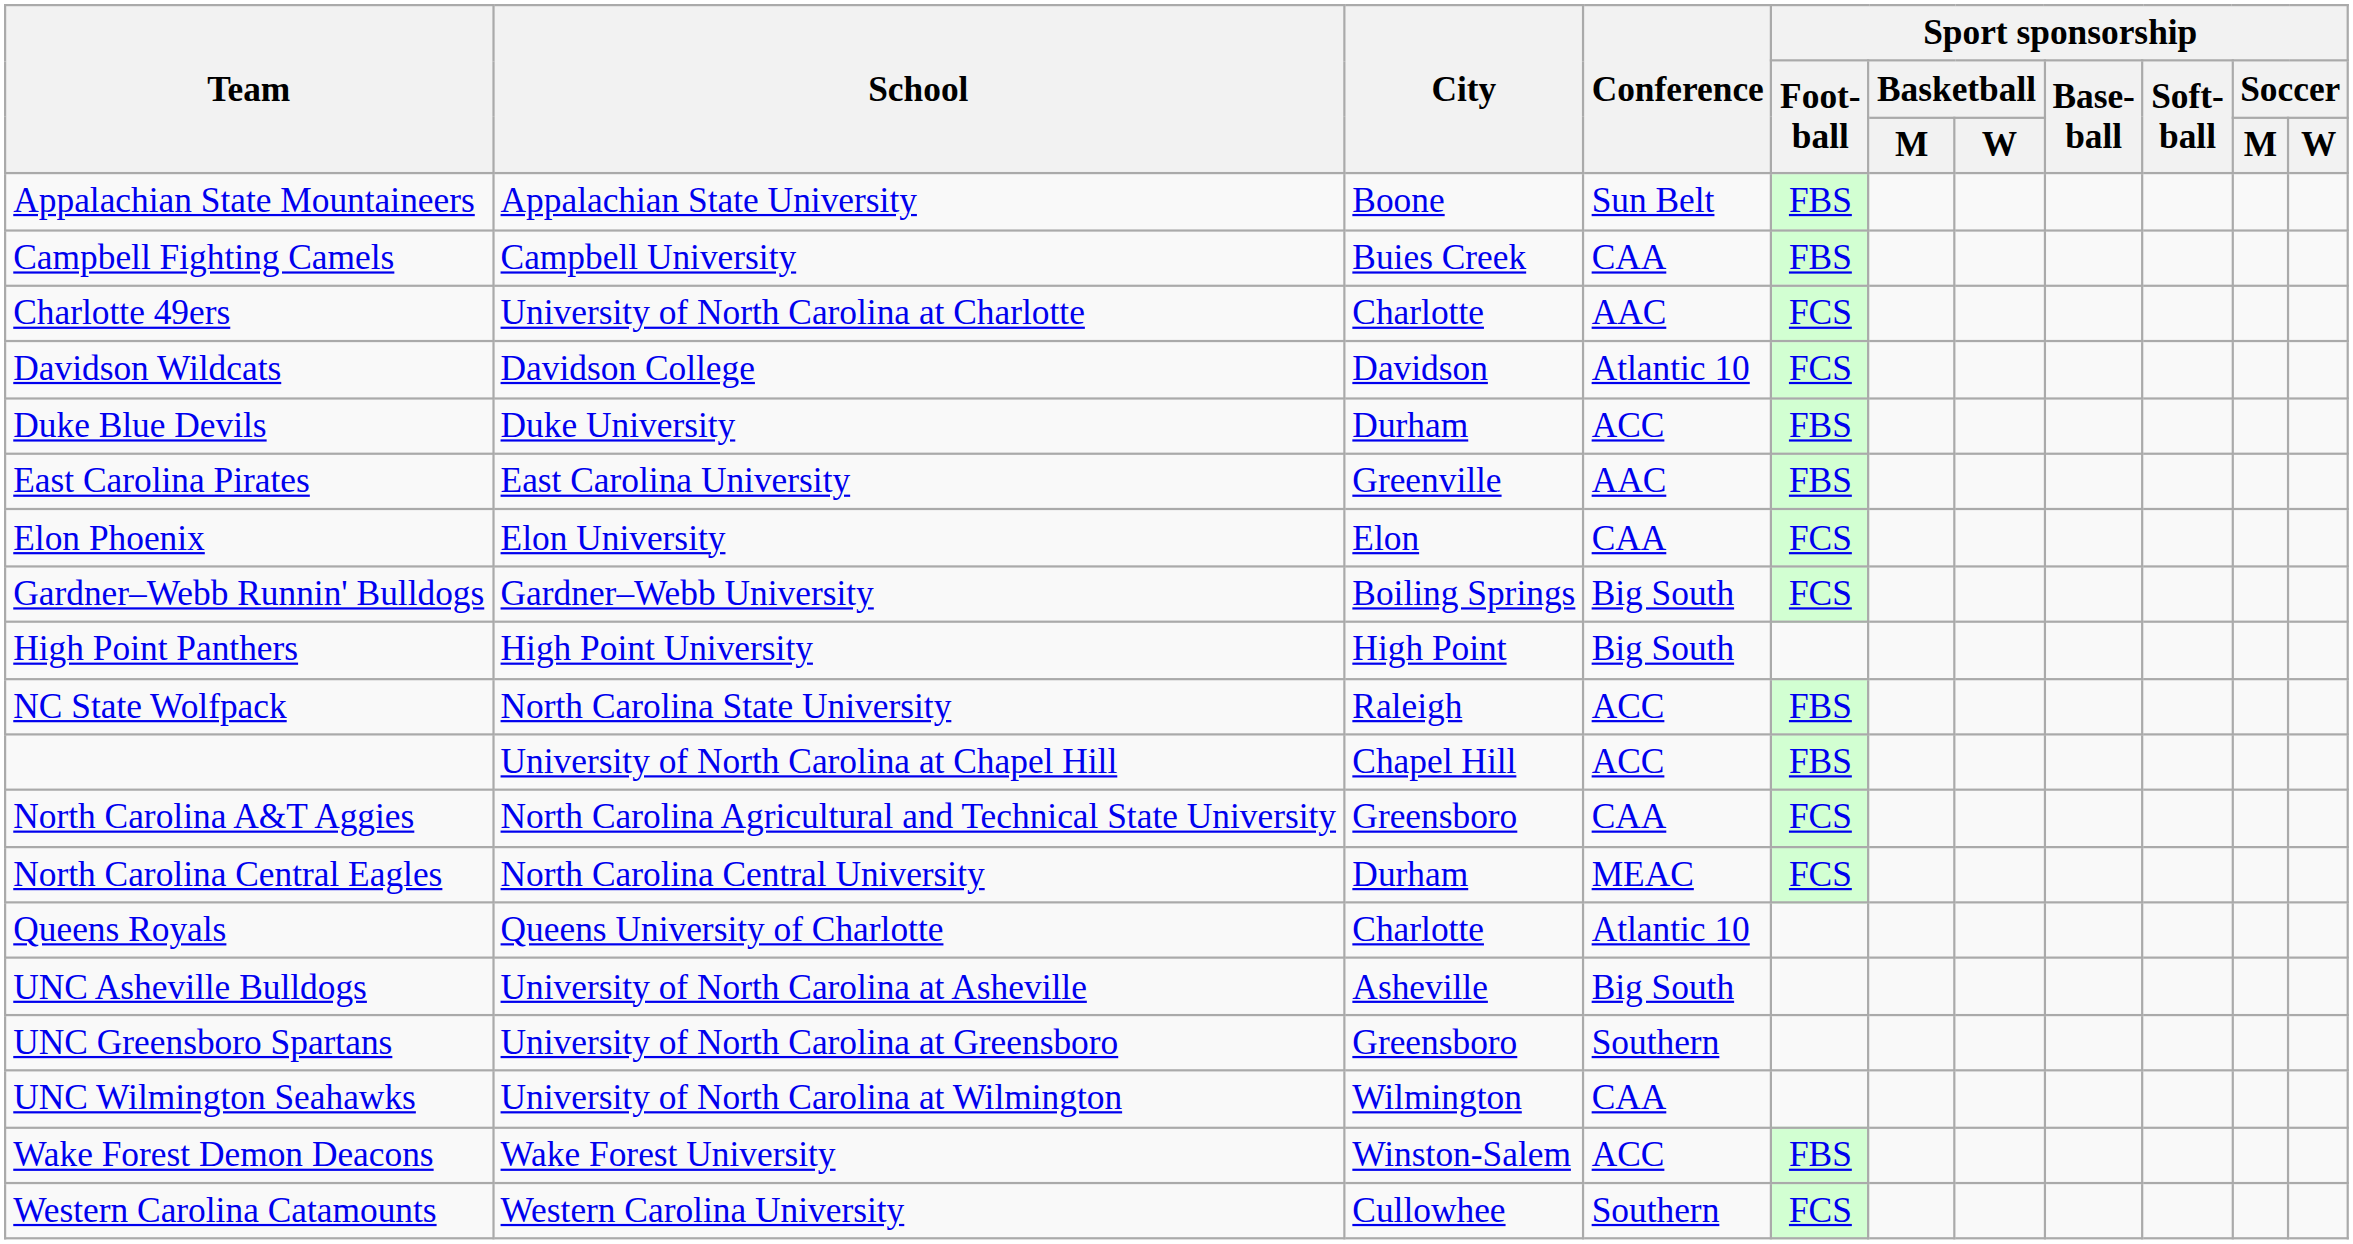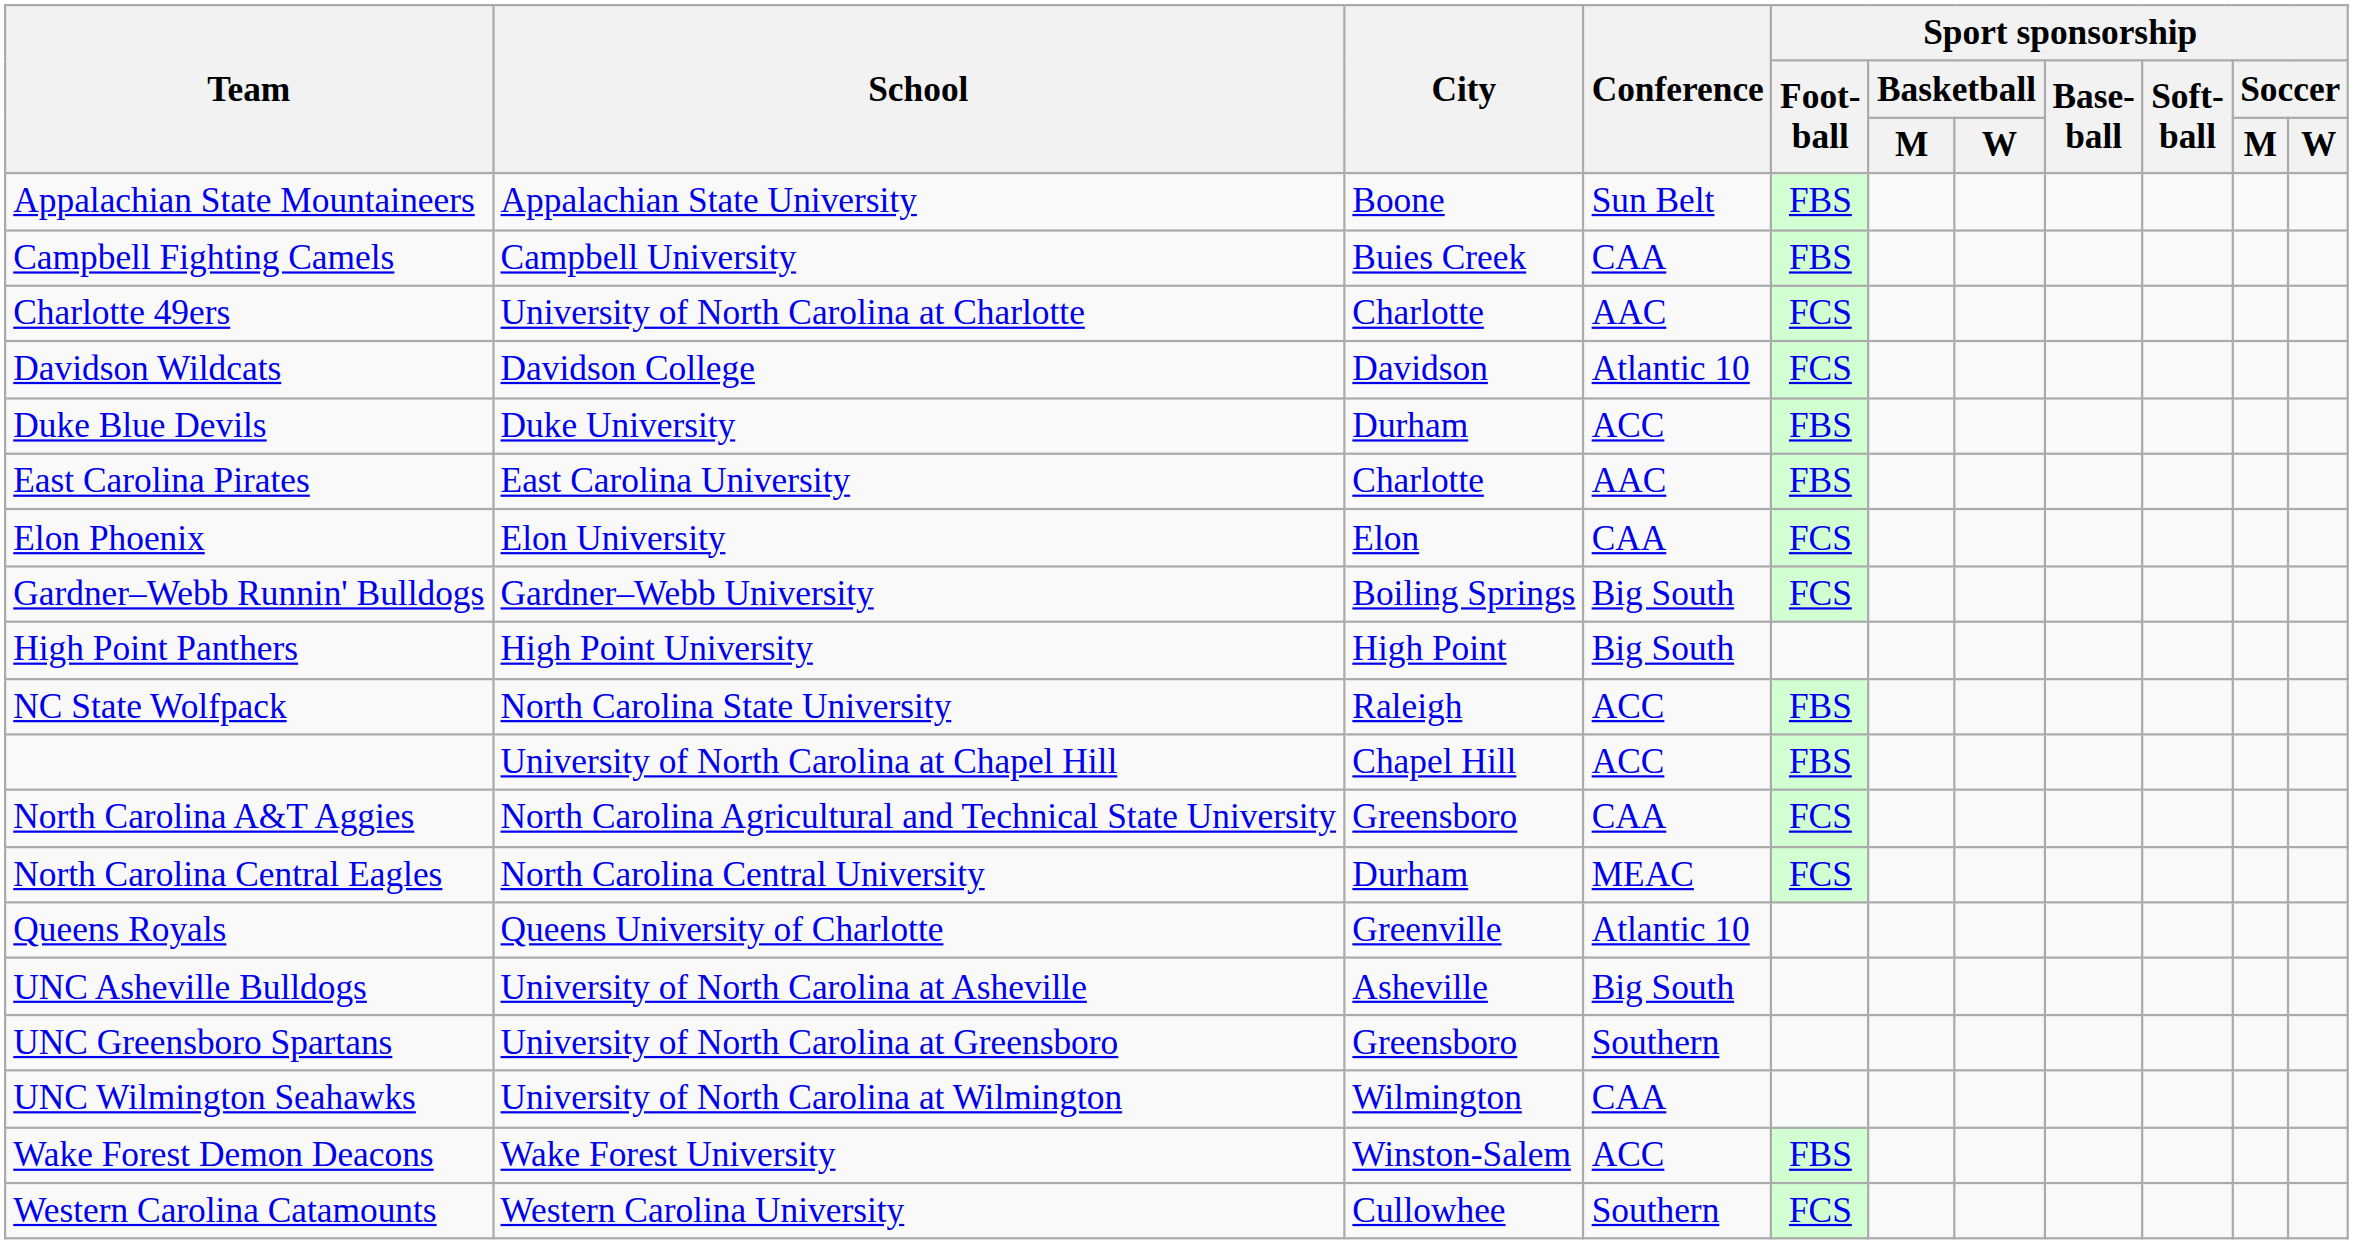(1427, 481) Greenville -> (1418, 481) Charlotte
(1418, 929) Charlotte -> (1427, 929) Greenville
